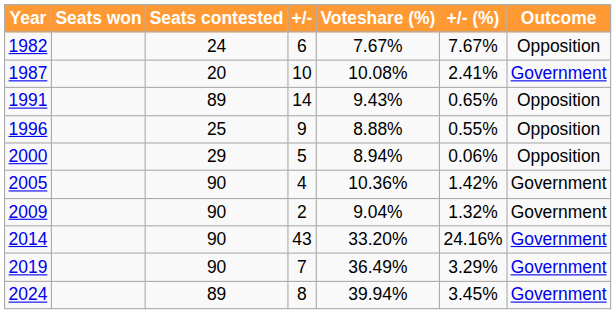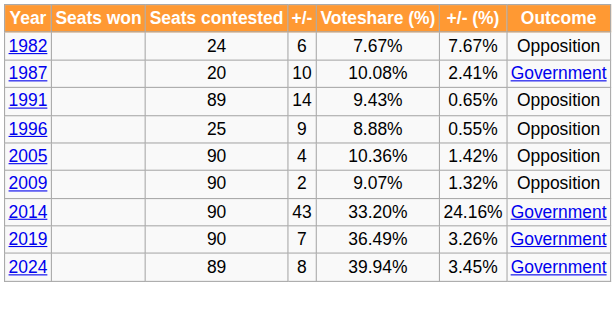- row: (28, 156)
(559, 184) Government -> (559, 156) Opposition
(378, 211) 9.04% -> (378, 184) 9.07%
(559, 211) Government -> (559, 184) Opposition
(473, 267) 3.29% -> (473, 239) 3.26%
